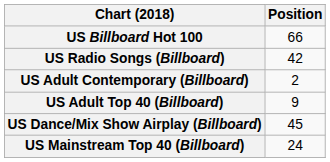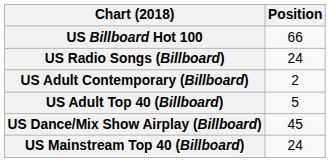(295, 59) 42 -> (295, 59) 24
(295, 102) 9 -> (295, 102) 5
